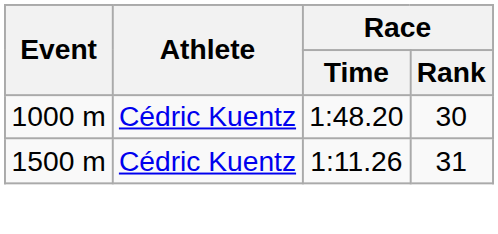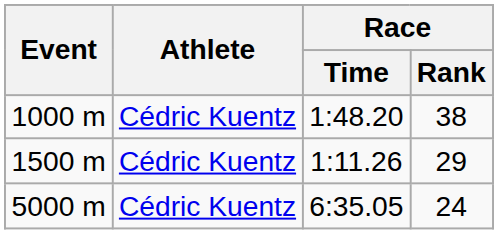(451, 117) 30 -> (451, 117) 38
(451, 161) 31 -> (451, 161) 29
+ row: (59, 206)
